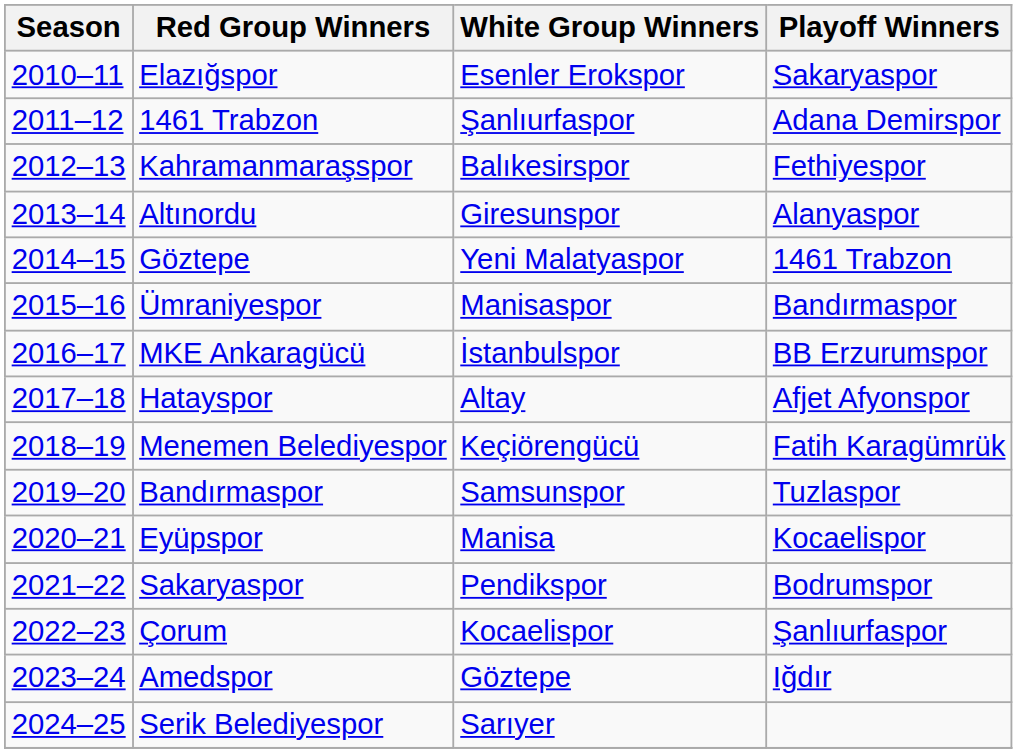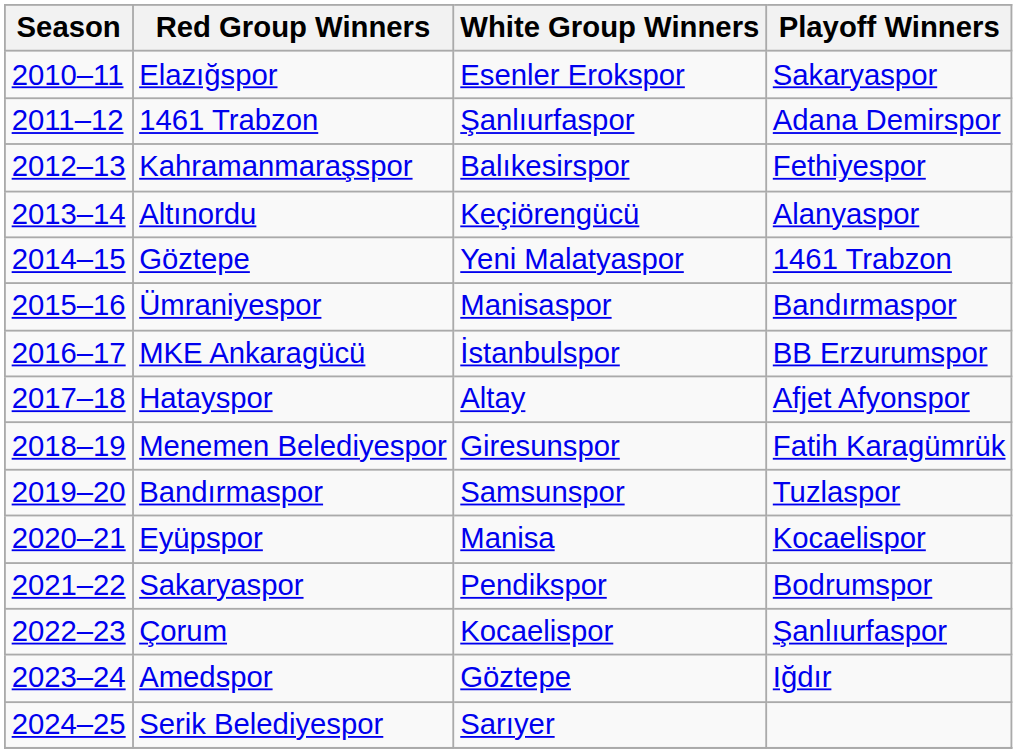(540, 213) Giresunspor -> (550, 213) Keçiörengücü
(550, 445) Keçiörengücü -> (540, 445) Giresunspor
